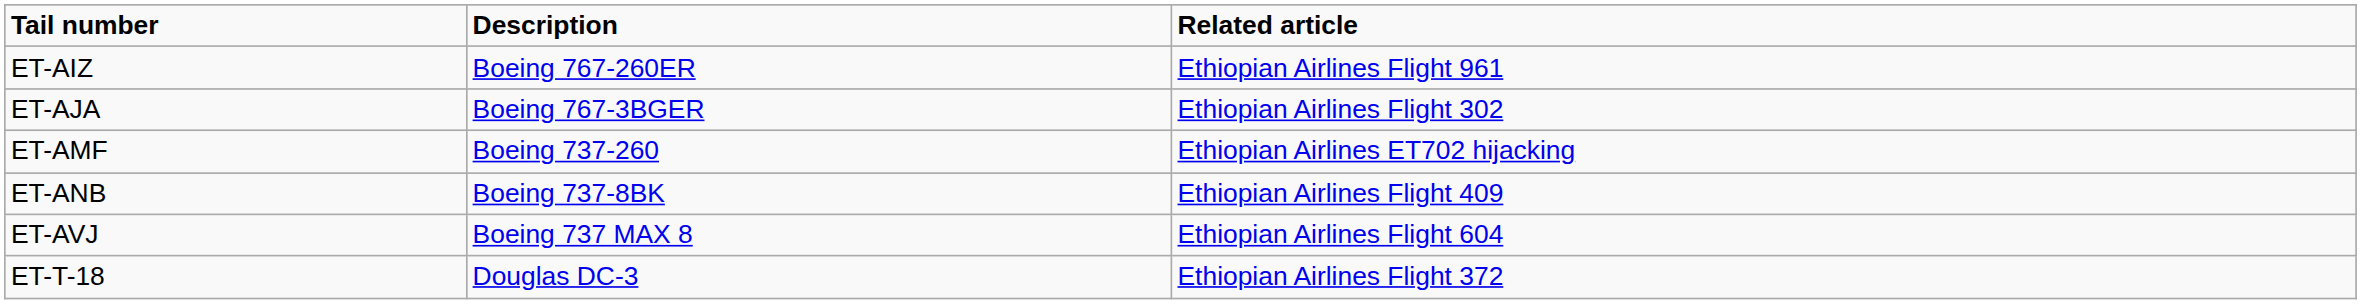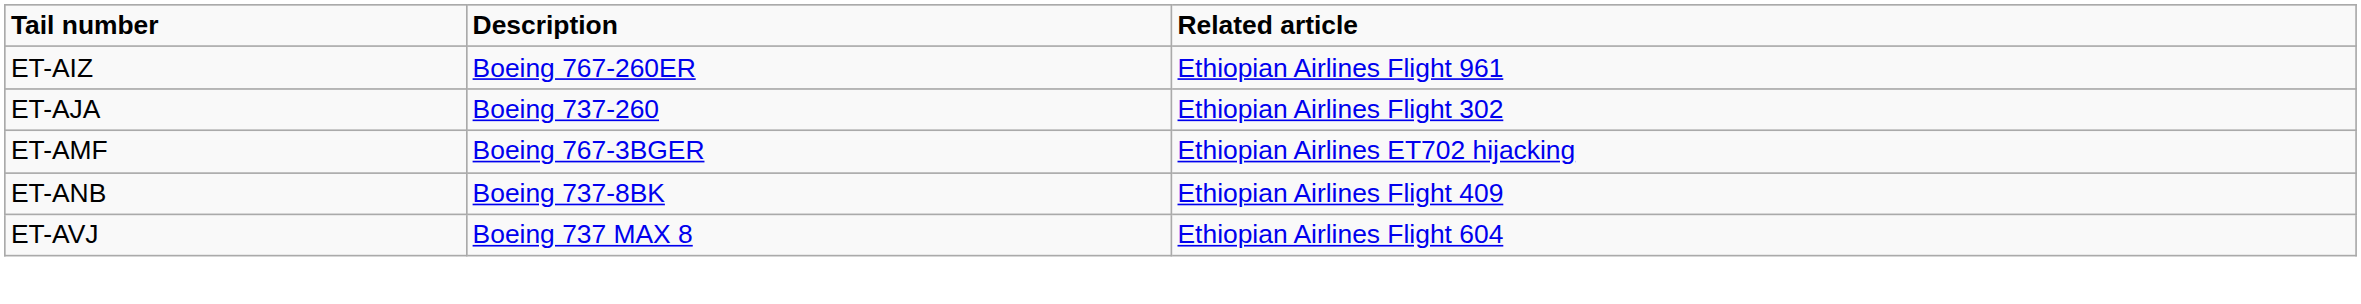(589, 109) Boeing 767-3BGER -> (566, 109) Boeing 737-260
(566, 151) Boeing 737-260 -> (589, 151) Boeing 767-3BGER
- row: (58, 276)
